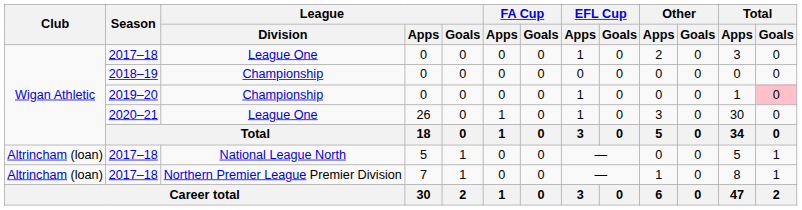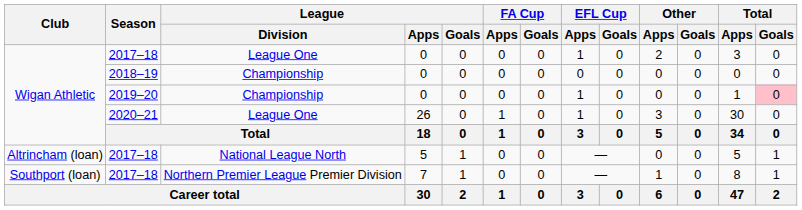(55, 174) Altrincham (loan) -> (55, 174) Southport (loan)
